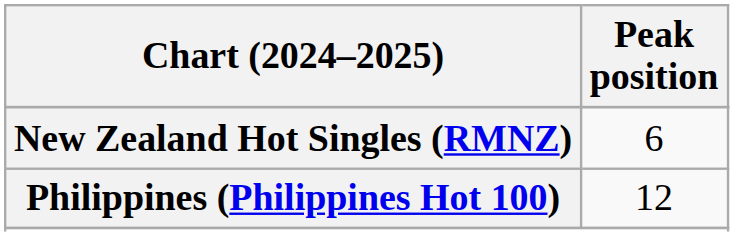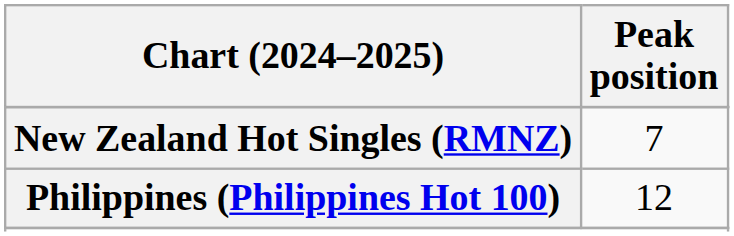(654, 137) 6 -> (654, 137) 7
